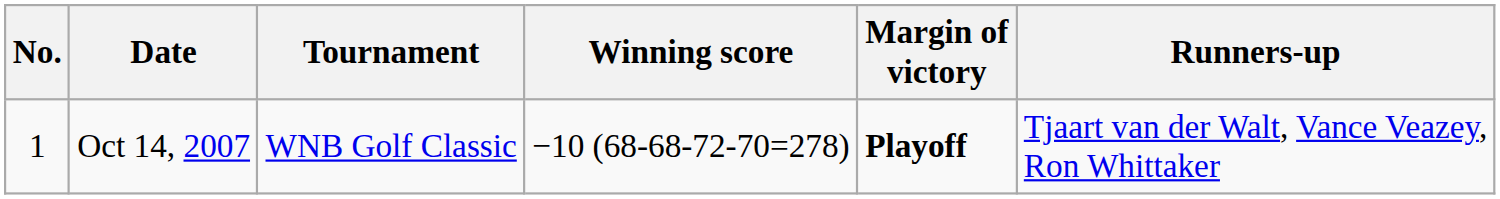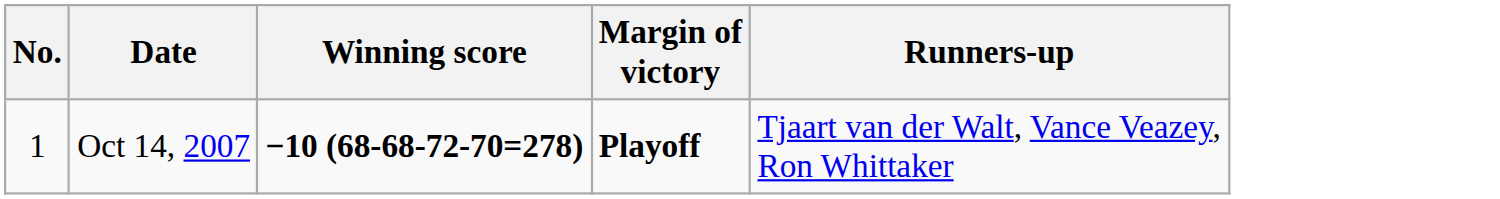- column: (391, 51)
(691, 146) normal -> (424, 146) bold
